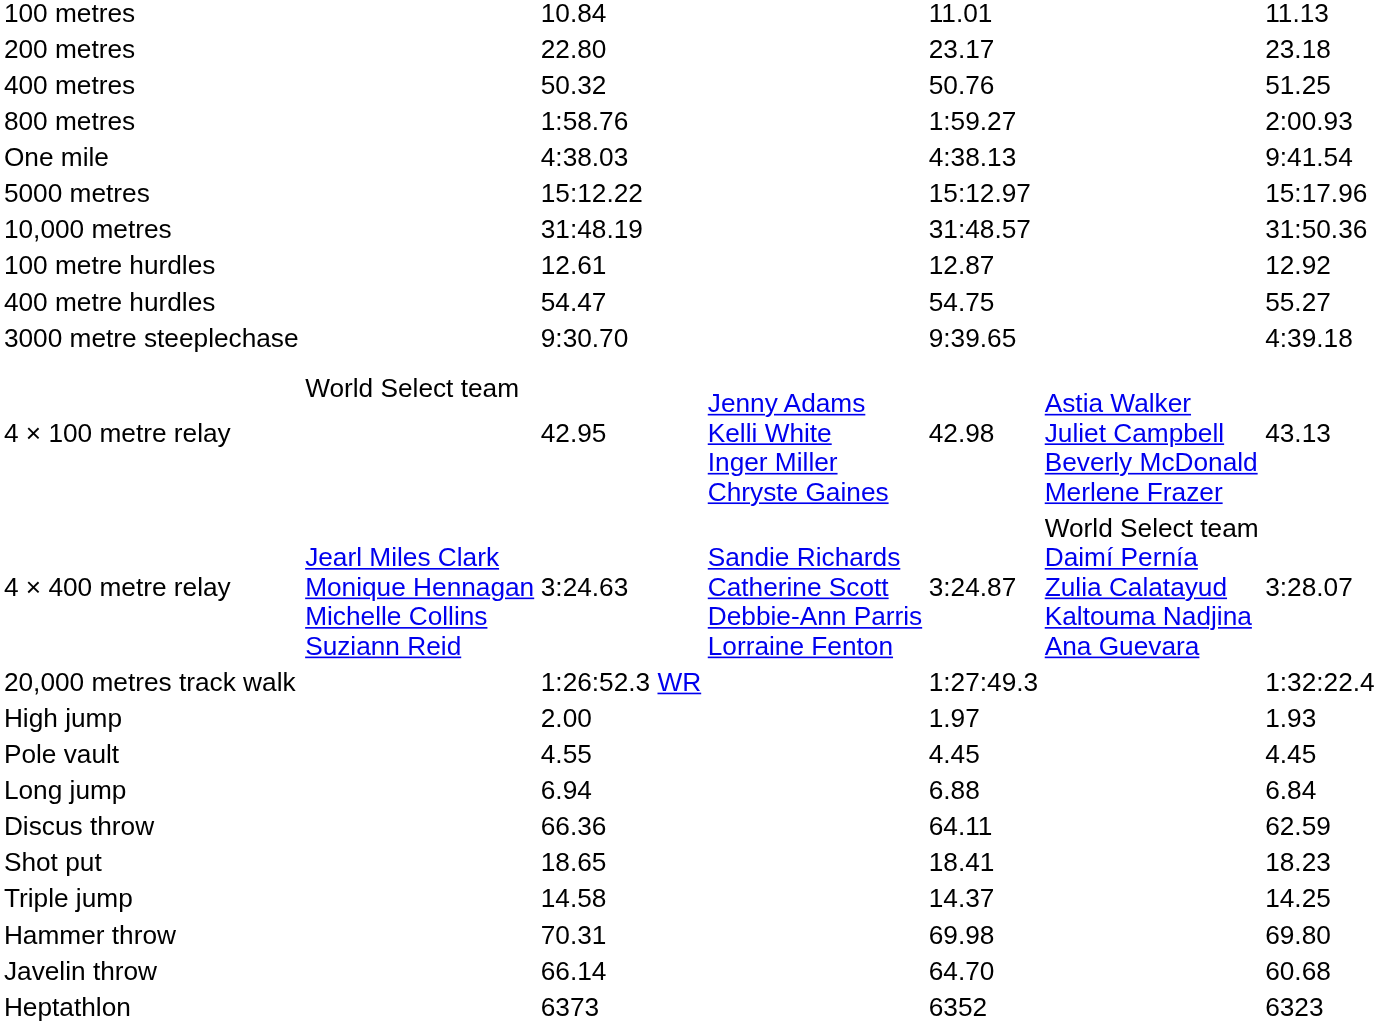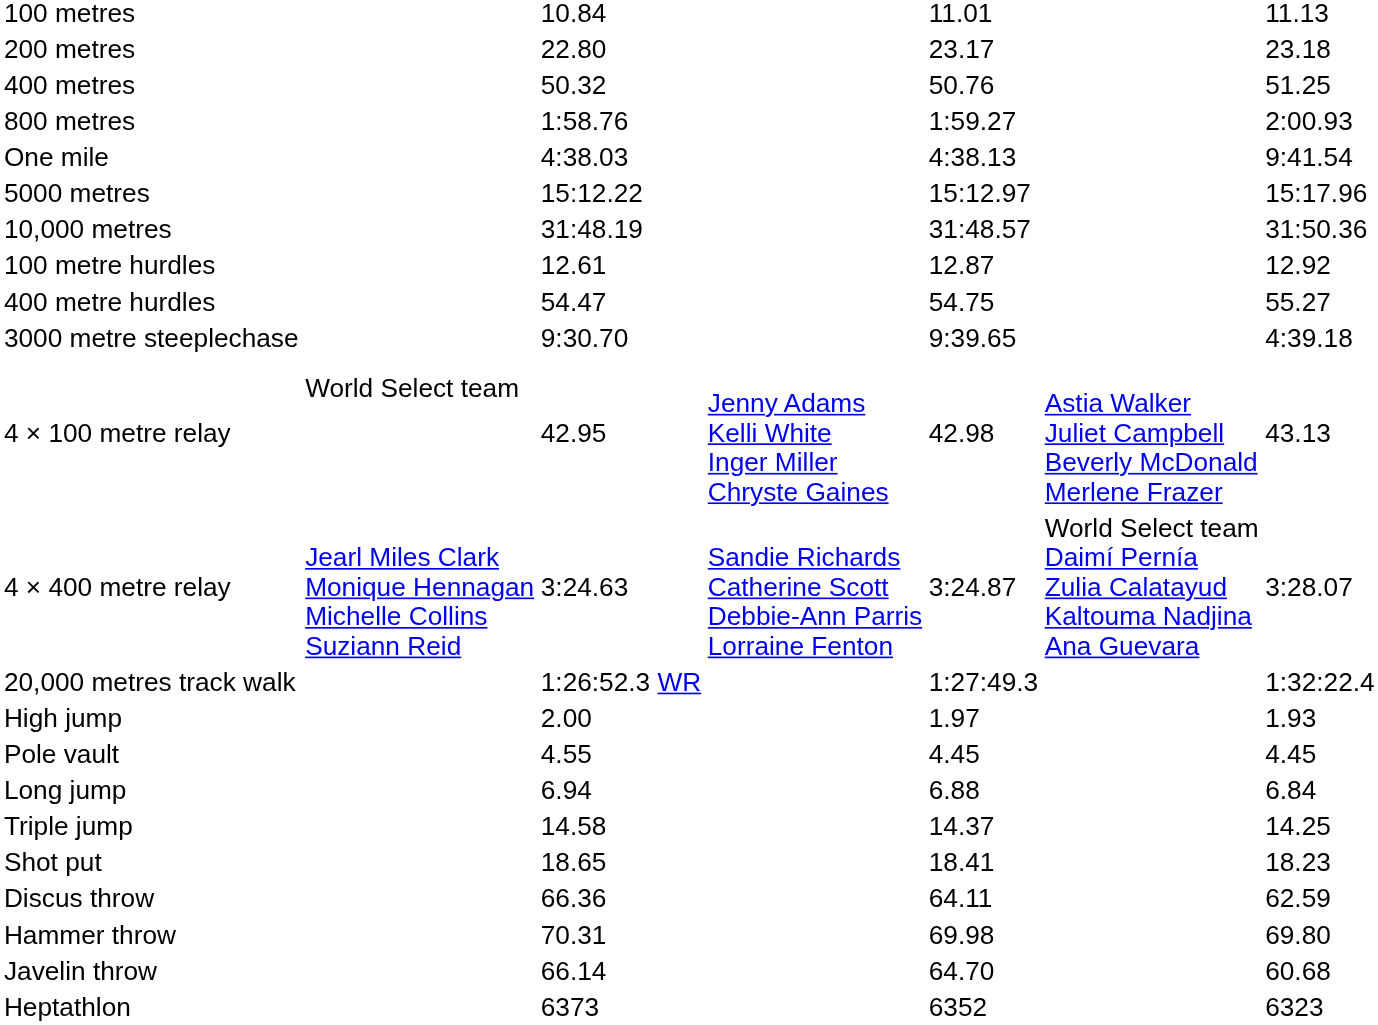rows swapped: (68, 898) <-> (79, 826)
